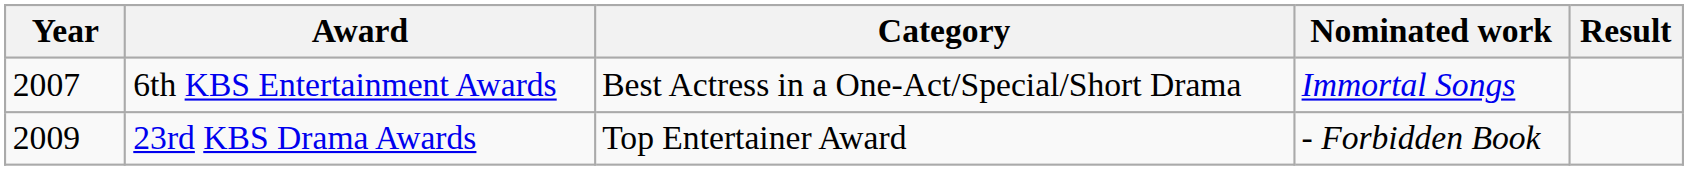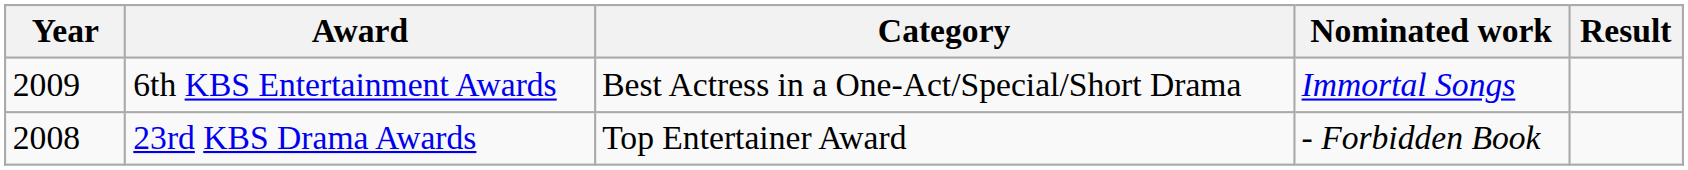(46, 84) 2007 -> (46, 84) 2009
(46, 137) 2009 -> (46, 137) 2008
